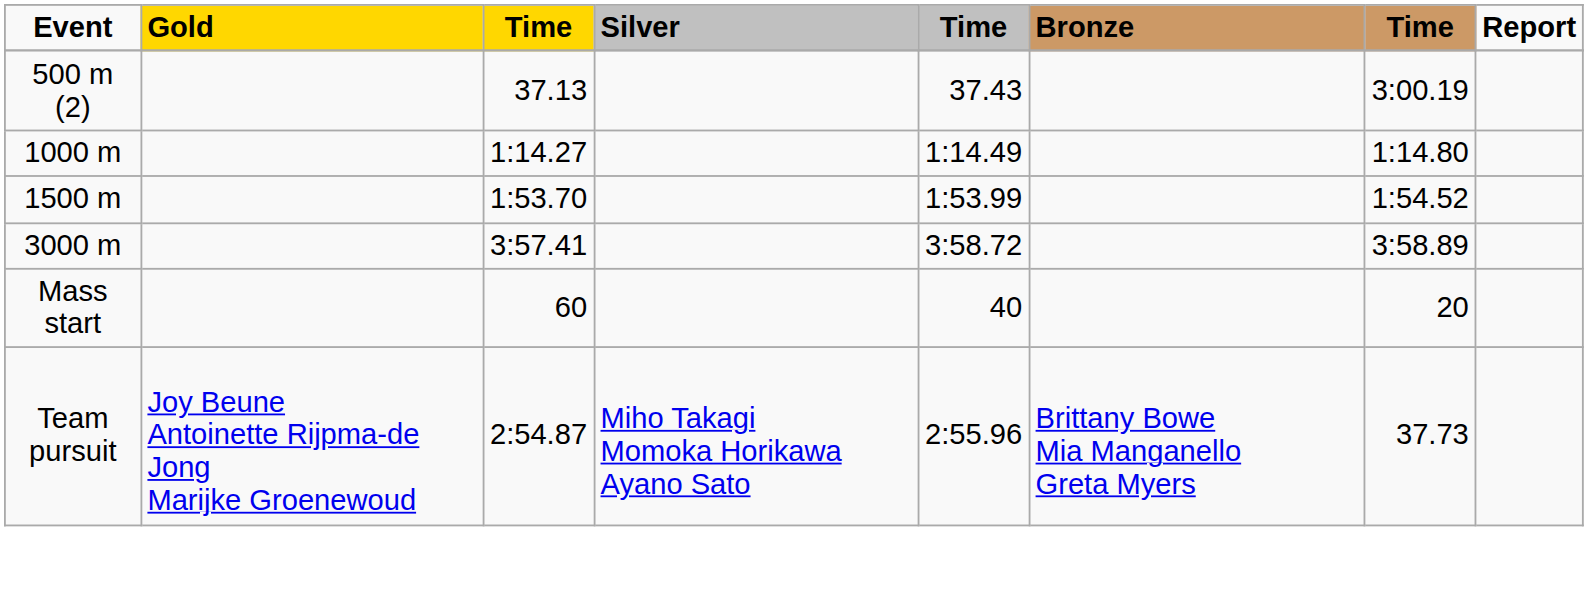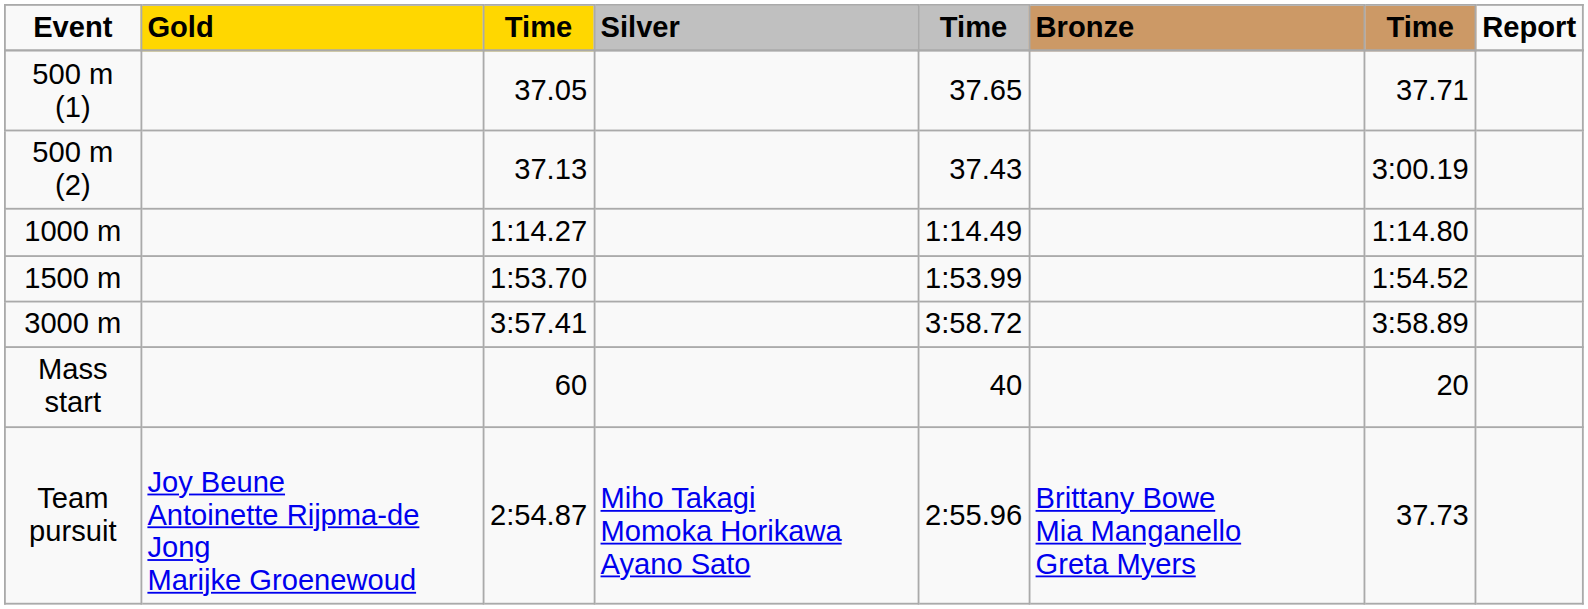+ row: (73, 90)
